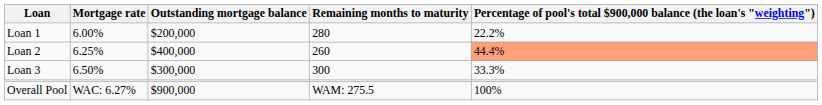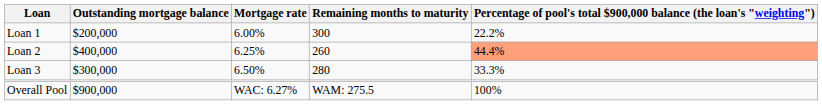columns swapped: (229, 13) <-> (109, 13)
(321, 32) 280 -> (321, 32) 300
(321, 70) 300 -> (321, 70) 280
